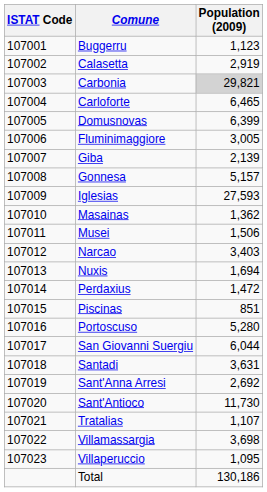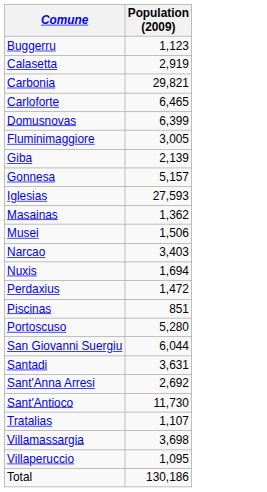- column: (40, 20)
(242, 83) lightgrey background -> (171, 83) no background
